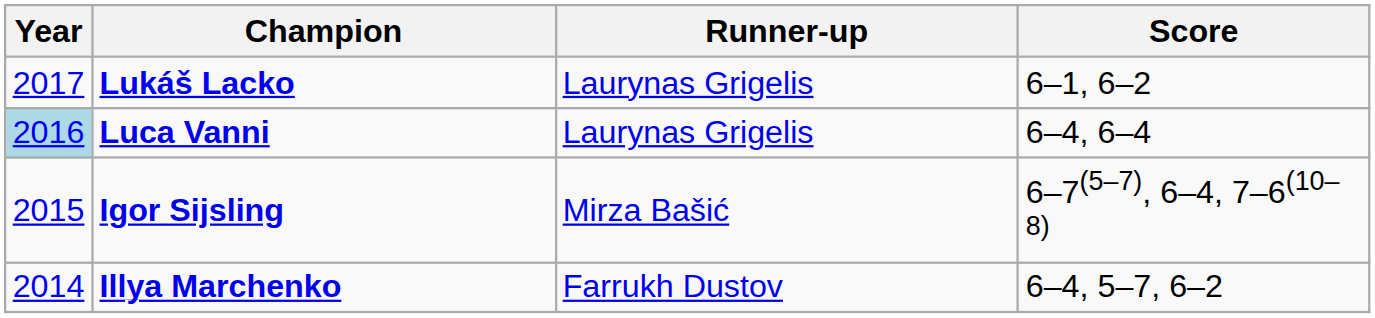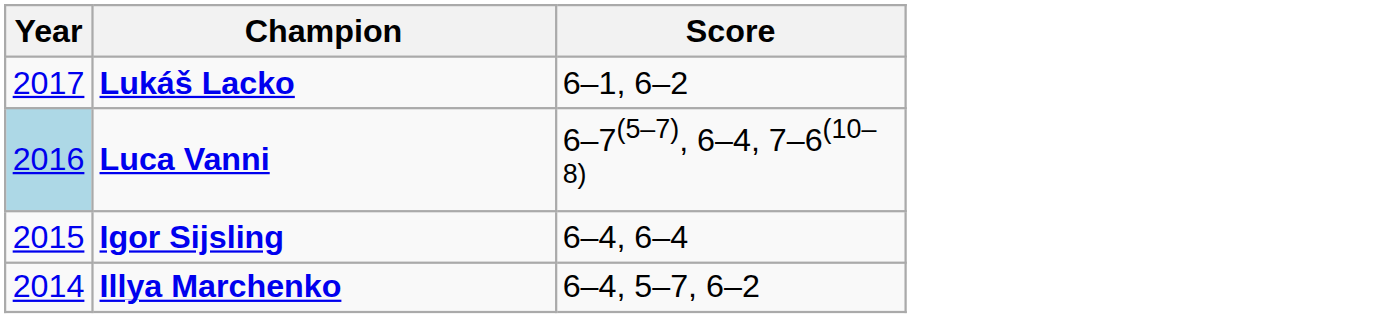- column: (787, 31)
(1089, 133) 6–4, 6–4 -> (720, 153) 6–7(5–7), 6–4, 7–6(10–8)
(1183, 204) 6–7(5–7), 6–4, 7–6(10–8) -> (625, 237) 6–4, 6–4
